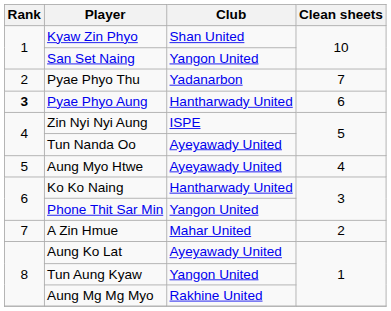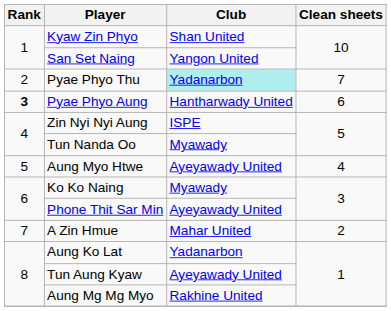(206, 79) no background -> (206, 79) paleturquoise background
(226, 144) Ayeyawady United -> (198, 144) Myawady
(231, 187) Hantharwady United -> (198, 187) Myawady
(214, 209) Yangon United -> (226, 209) Ayeyawady United
(226, 252) Ayeyawady United -> (206, 252) Yadanarbon
(214, 274) Yangon United -> (226, 274) Ayeyawady United
